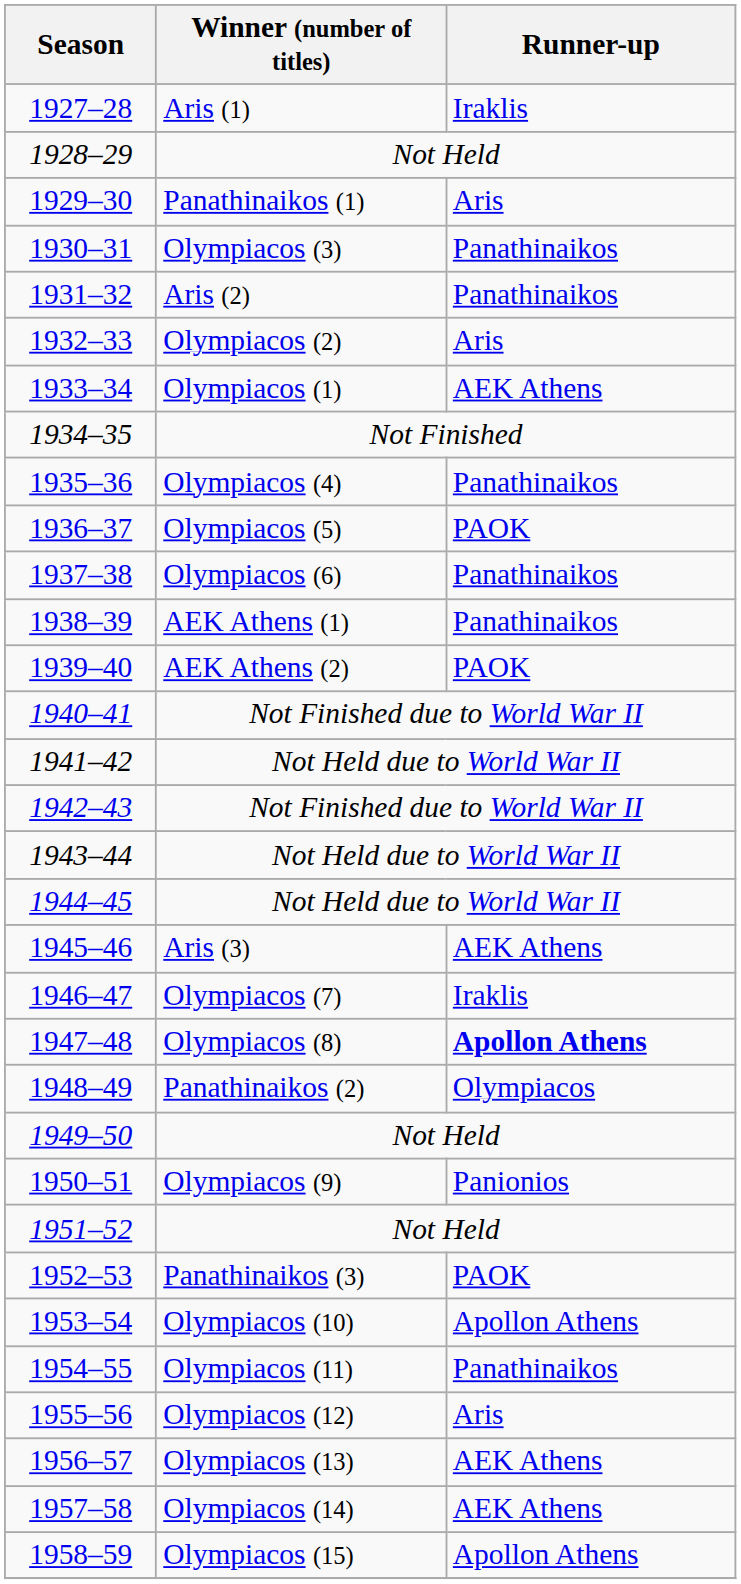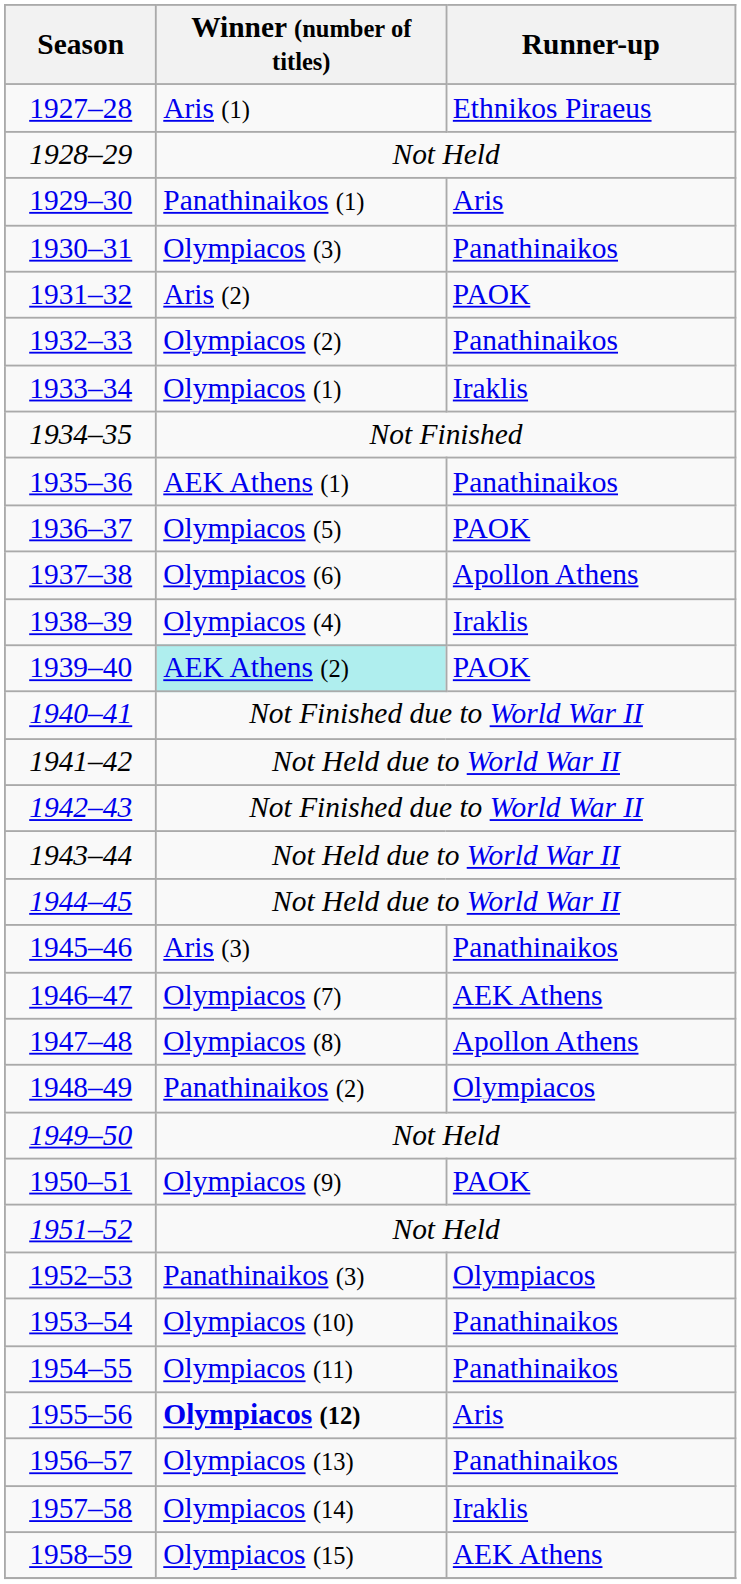(490, 107) Iraklis -> (552, 107) Ethnikos Piraeus
(535, 294) Panathinaikos -> (492, 294) PAOK
(478, 341) Aris -> (535, 341) Panathinaikos
(528, 387) AEK Athens -> (490, 387) Iraklis
(252, 481) Olympiacos (4) -> (256, 481) AEK Athens (1)
(535, 574) Panathinaikos -> (546, 574) Apollon Athens
(256, 621) AEK Athens (1) -> (252, 621) Olympiacos (4)
(535, 621) Panathinaikos -> (490, 621) Iraklis
(256, 667) no background -> (256, 667) paleturquoise background
(528, 948) AEK Athens -> (535, 948) Panathinaikos
(490, 994) Iraklis -> (528, 994) AEK Athens
(550, 1041) bold -> (546, 1041) normal
(511, 1181) Panionios -> (492, 1181) PAOK
(492, 1274) PAOK -> (524, 1274) Olympiacos
(546, 1321) Apollon Athens -> (535, 1321) Panathinaikos
(259, 1414) normal -> (262, 1414) bold
(528, 1461) AEK Athens -> (535, 1461) Panathinaikos
(528, 1508) AEK Athens -> (490, 1508) Iraklis
(546, 1555) Apollon Athens -> (528, 1555) AEK Athens
